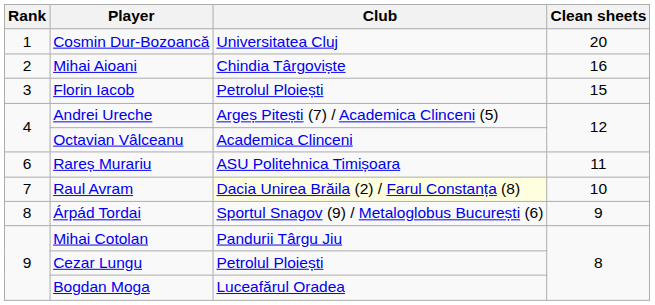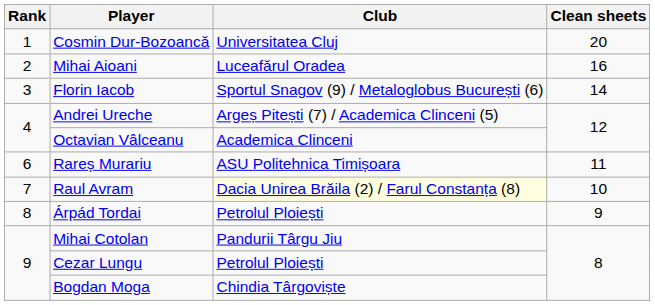(281, 66) Chindia Târgoviște -> (281, 66) Luceafărul Oradea
(270, 90) Petrolul Ploiești -> (380, 90) Sportul Snagov (9) / Metaloglobus București (6)
(598, 90) 15 -> (598, 90) 14
(380, 213) Sportul Snagov (9) / Metaloglobus București (6) -> (270, 213) Petrolul Ploiești
(281, 287) Luceafărul Oradea -> (281, 287) Chindia Târgoviște
